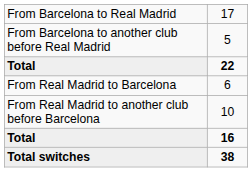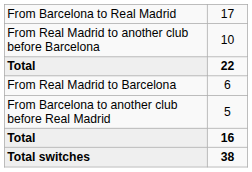rows swapped: (227, 40) <-> (227, 111)
